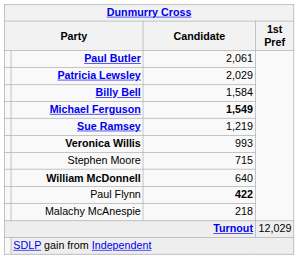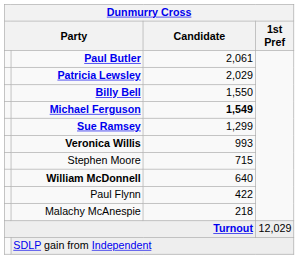(240, 93) 1,584 -> (240, 93) 1,550
(240, 127) 1,219 -> (240, 127) 1,299
(244, 195) bold -> (244, 195) normal
